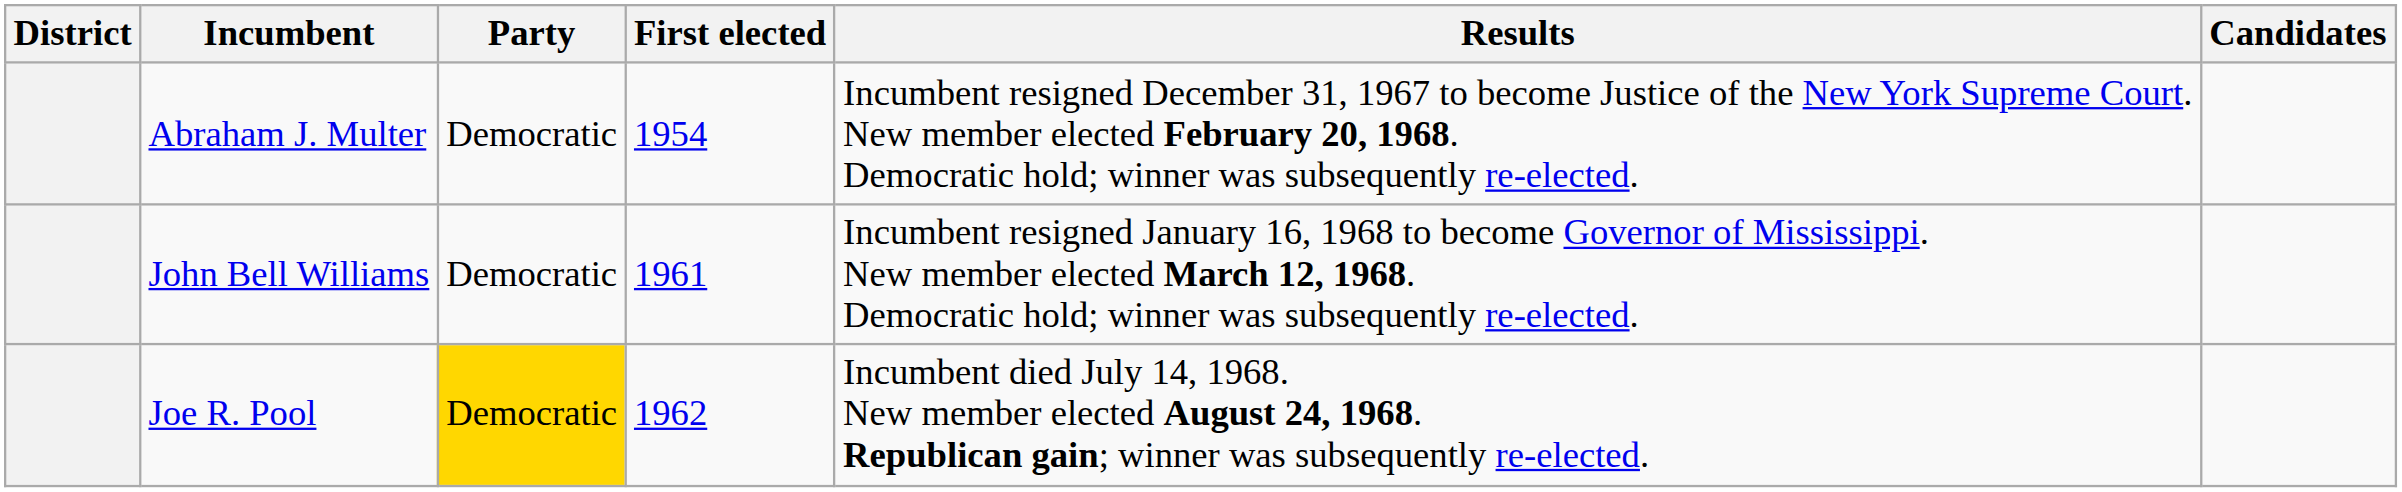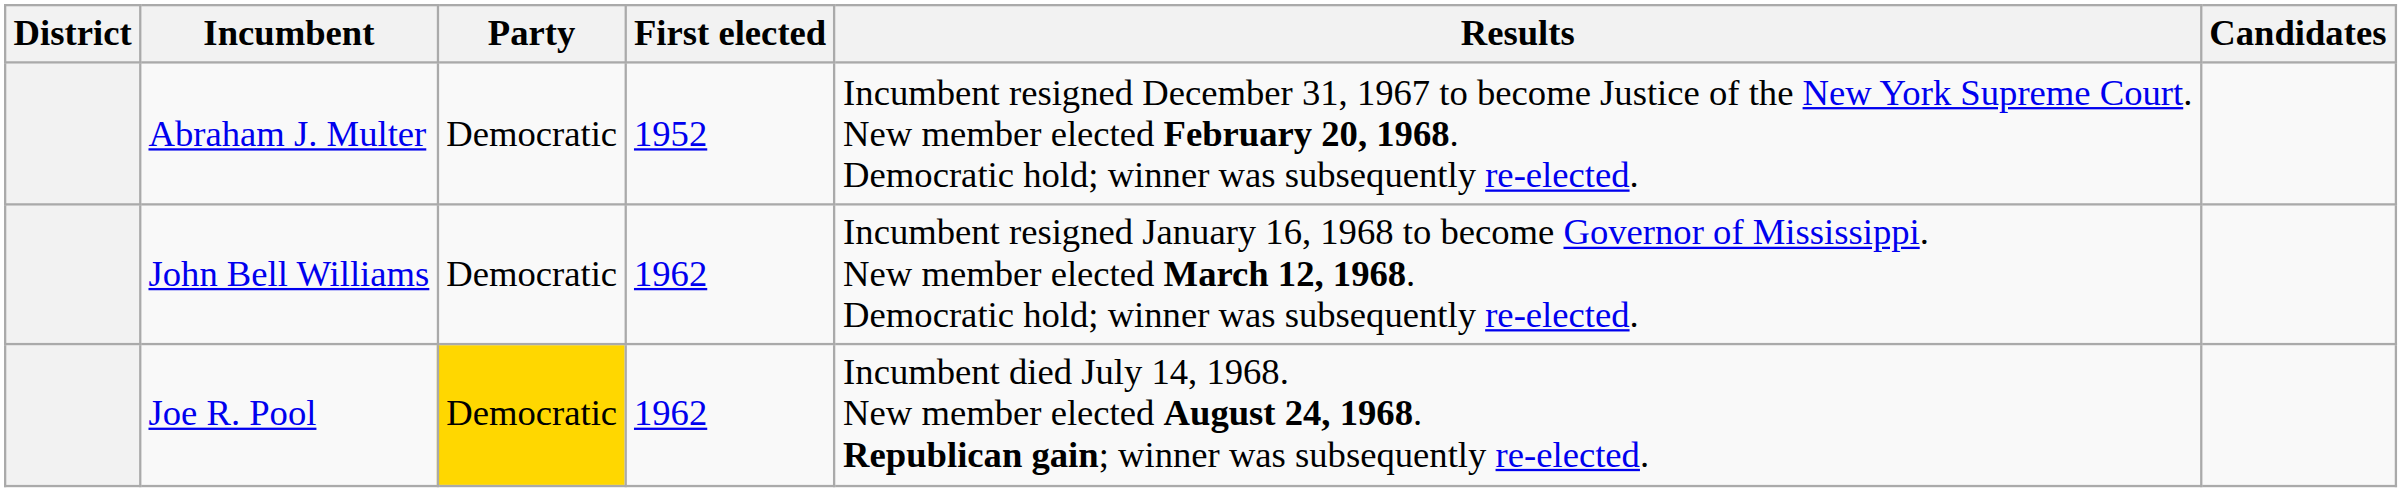(671, 132) 1954 -> (671, 132) 1952
(671, 273) 1961 -> (671, 273) 1962
